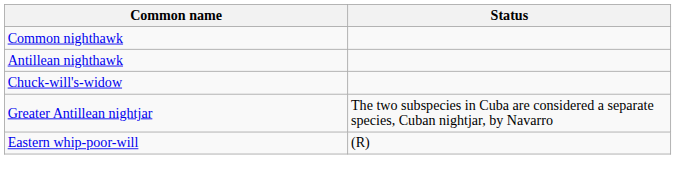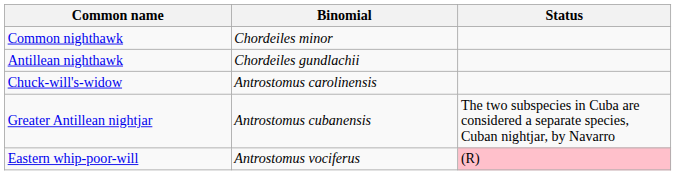+ column: (344, 15)
(360, 143) no background -> (470, 158) pink background
